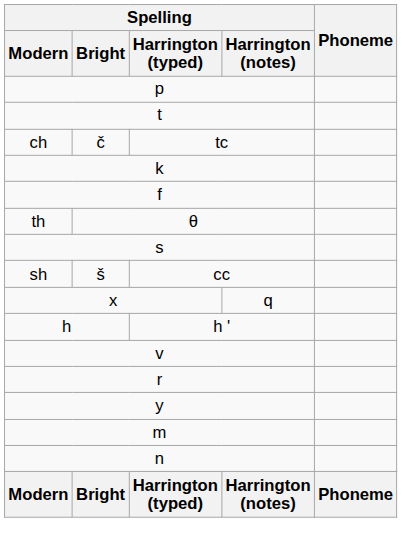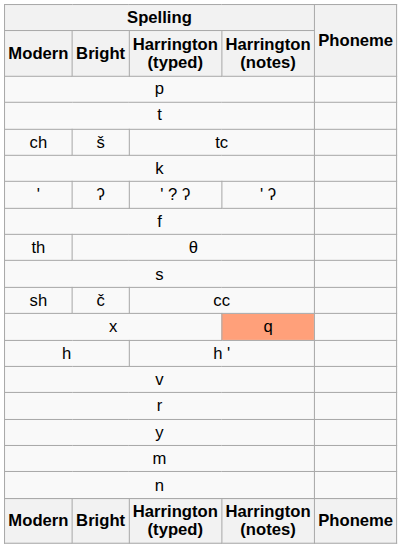(101, 141) č -> (101, 141) š
+ row: (38, 194)
(101, 273) š -> (101, 300) č
(268, 300) no background -> (268, 326) lightsalmon background
